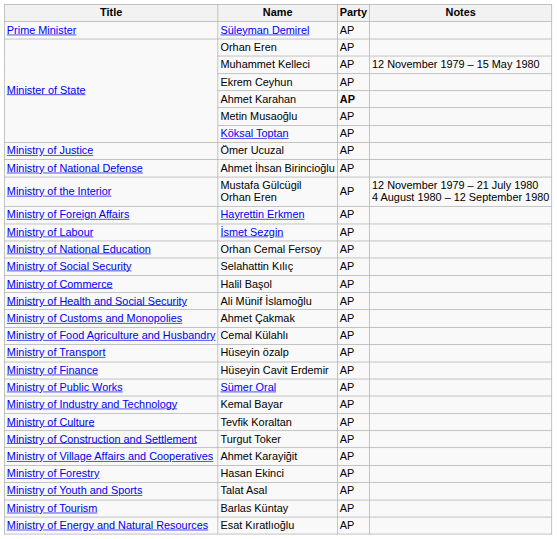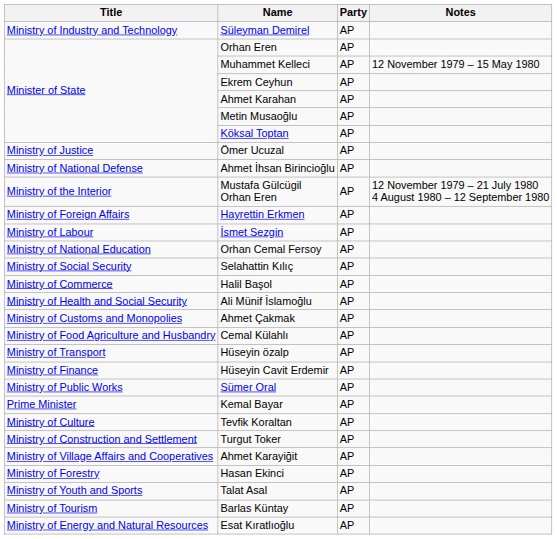(42, 30) Prime Minister -> (92, 30) Ministry of Industry and Technology
(347, 99) bold -> (347, 99) normal
(92, 404) Ministry of Industry and Technology -> (42, 404) Prime Minister
